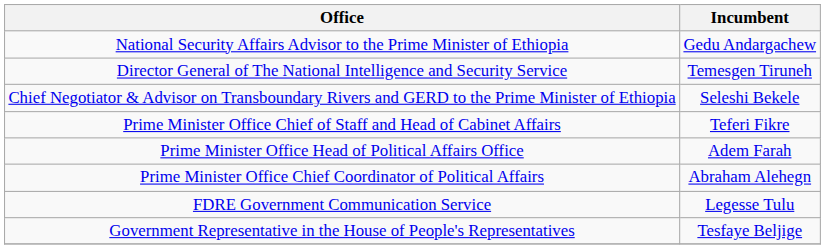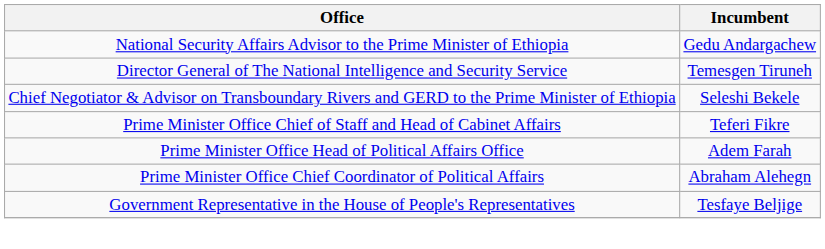- row: (342, 204)
